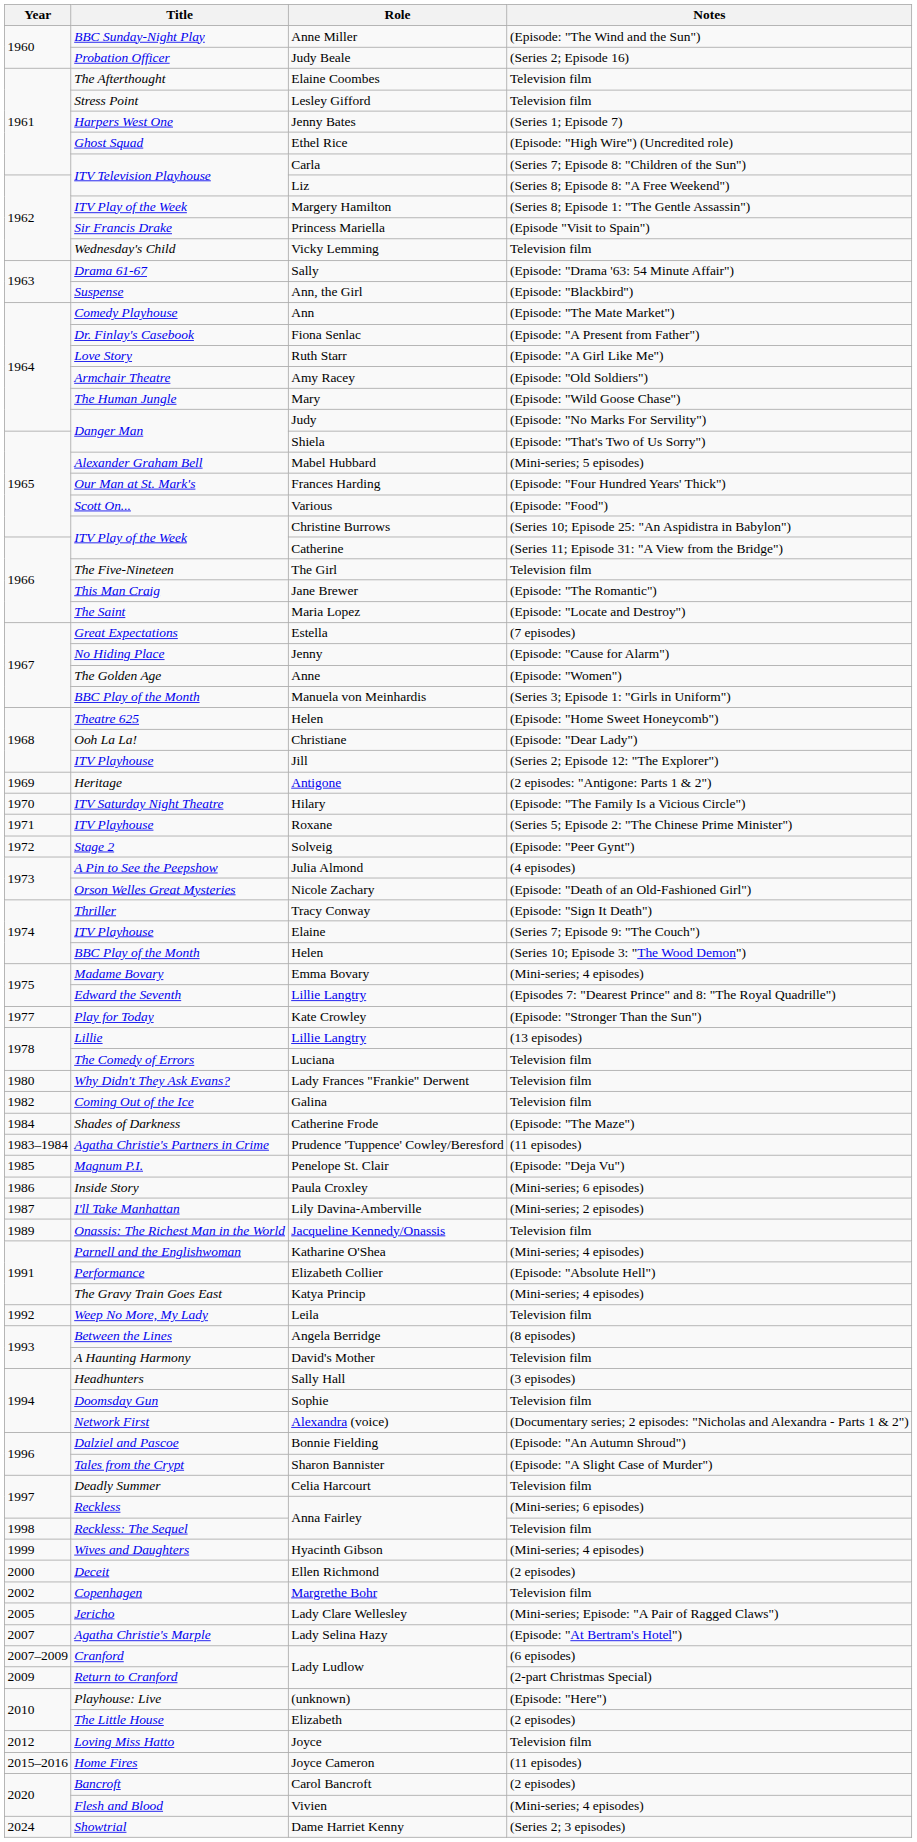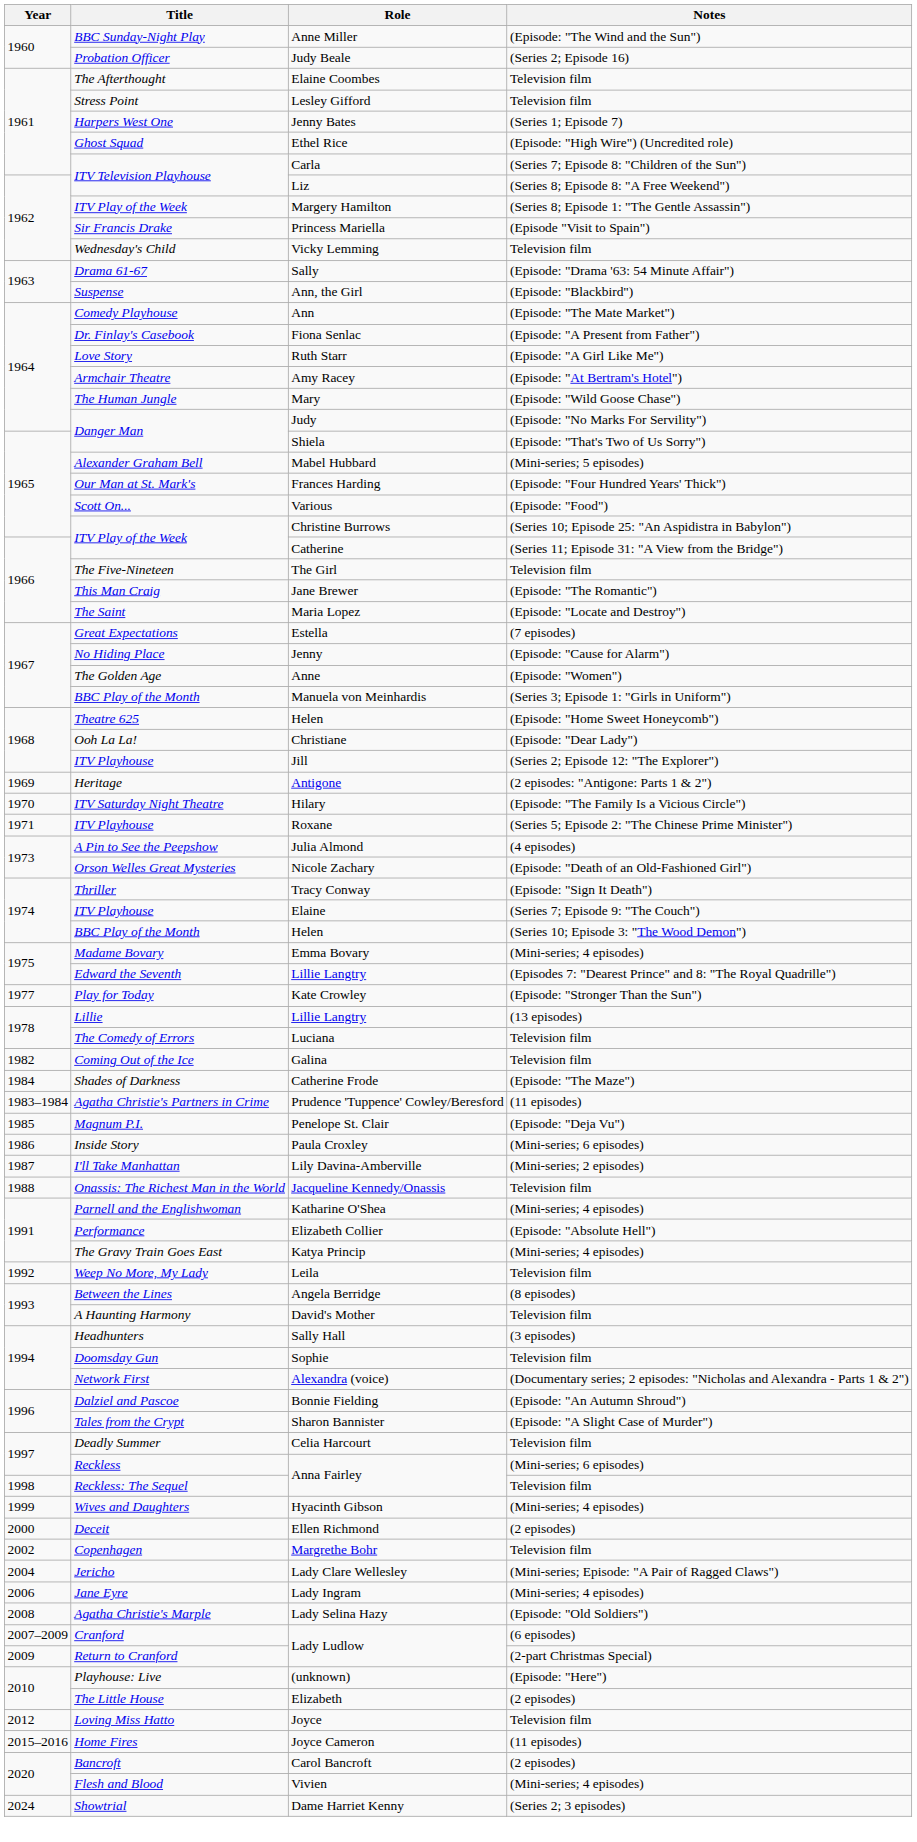(579, 377) (Episode: "Old Soldiers") -> (596, 377) (Episode: "At Bertram's Hotel")
- row: (94, 846)
- row: (152, 1080)
(21, 1230) 1989 -> (21, 1187) 1988
(21, 1613) 2005 -> (21, 1571) 2004
+ row: (101, 1592)
(21, 1635) 2007 -> (21, 1613) 2008
(596, 1635) (Episode: "At Bertram's Hotel") -> (579, 1613) (Episode: "Old Soldiers")
